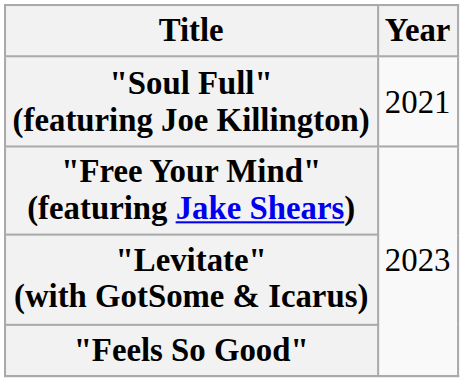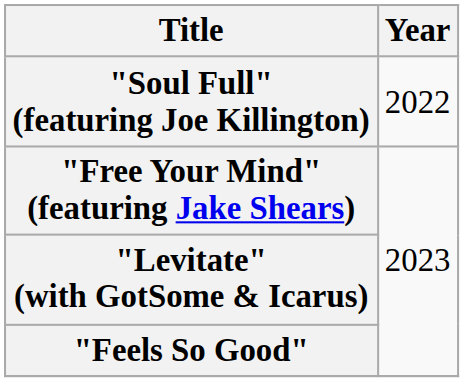(418, 100) 2021 -> (418, 100) 2022
